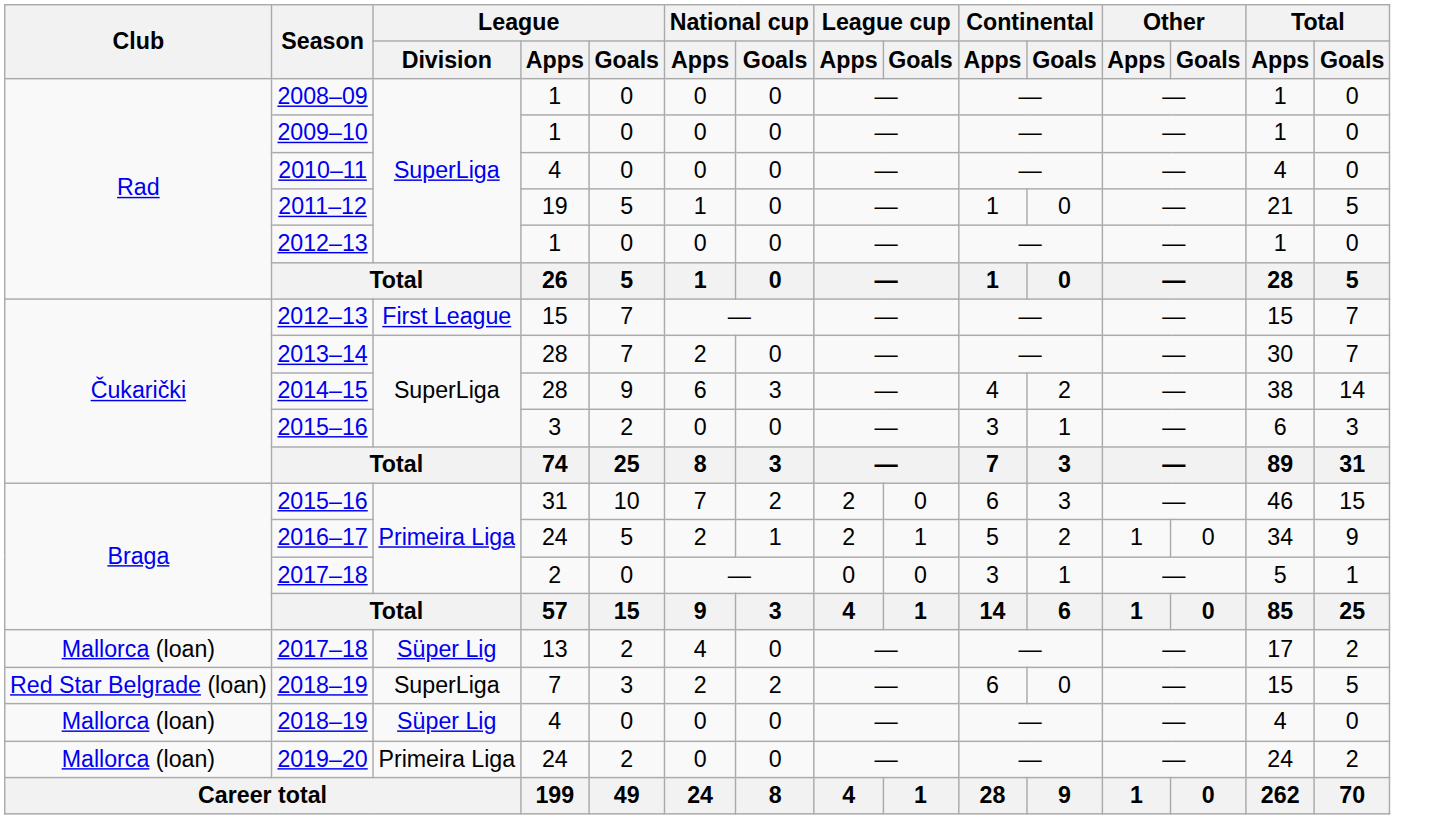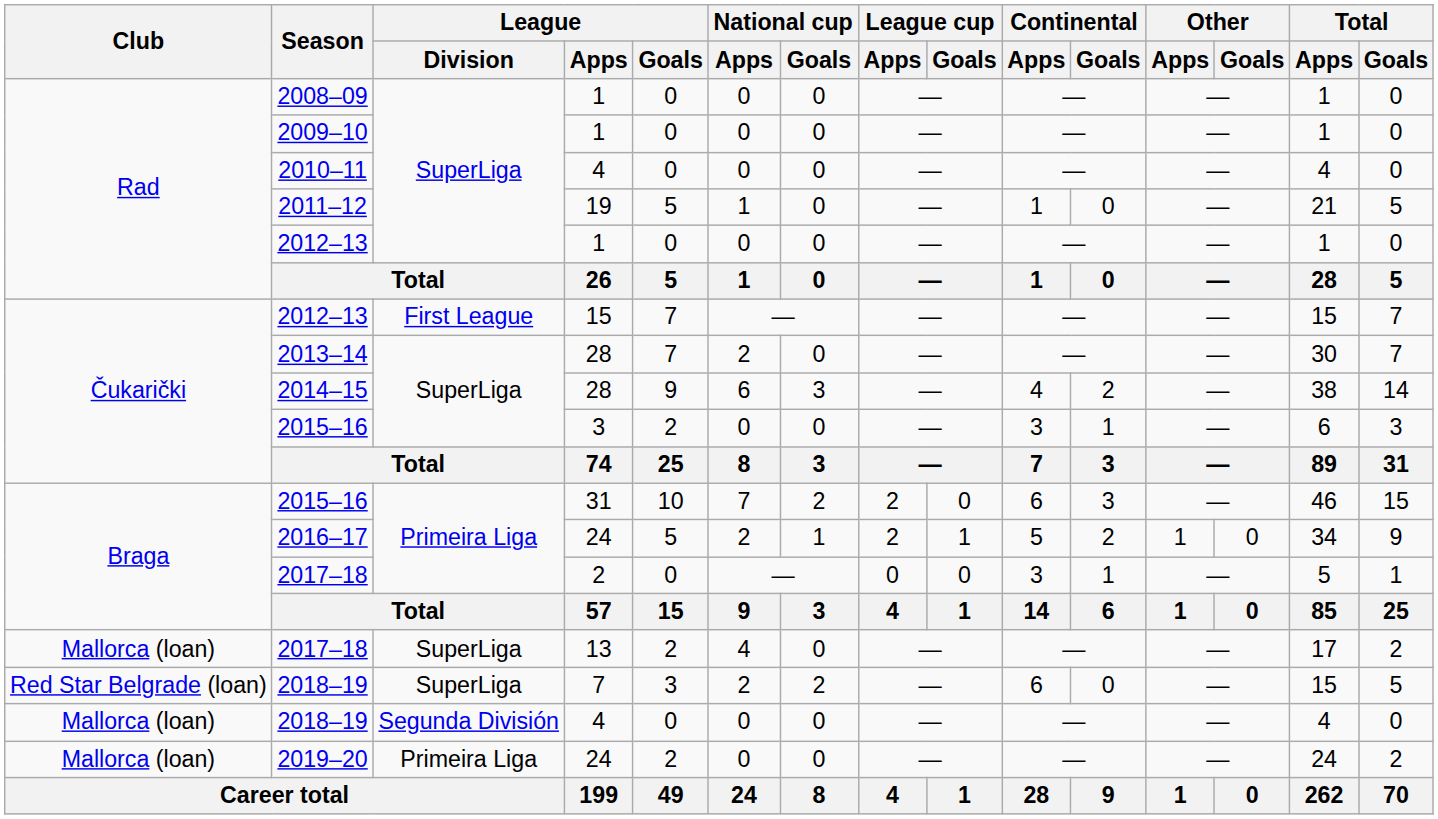(447, 648) Süper Lig -> (469, 648) SuperLiga
(447, 721) Süper Lig -> (469, 721) Segunda División
